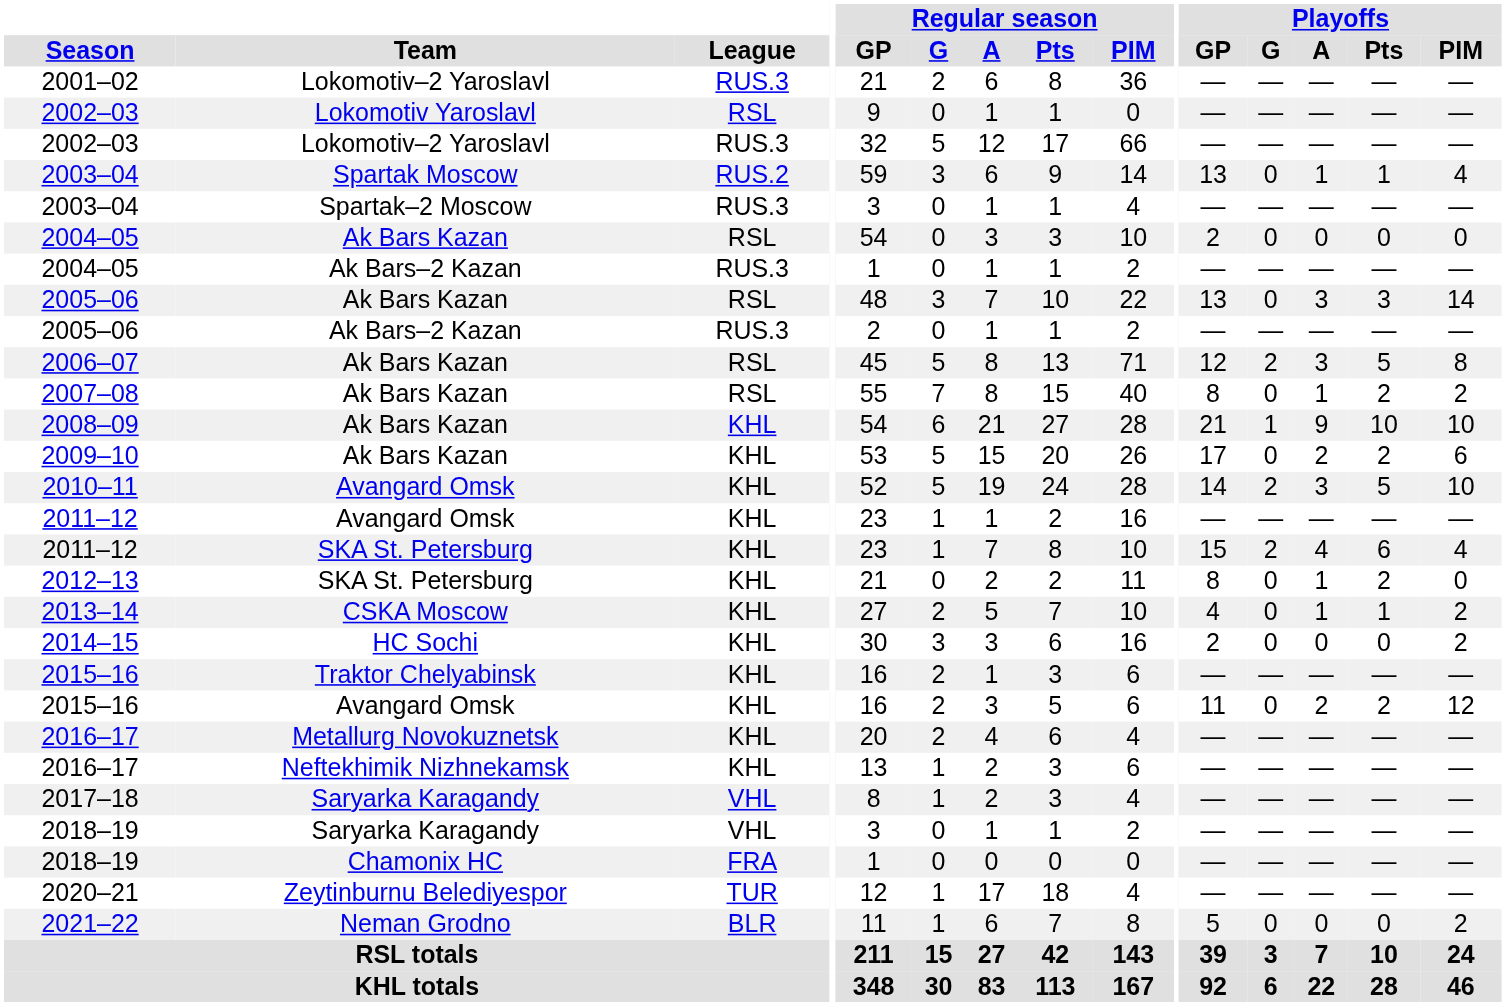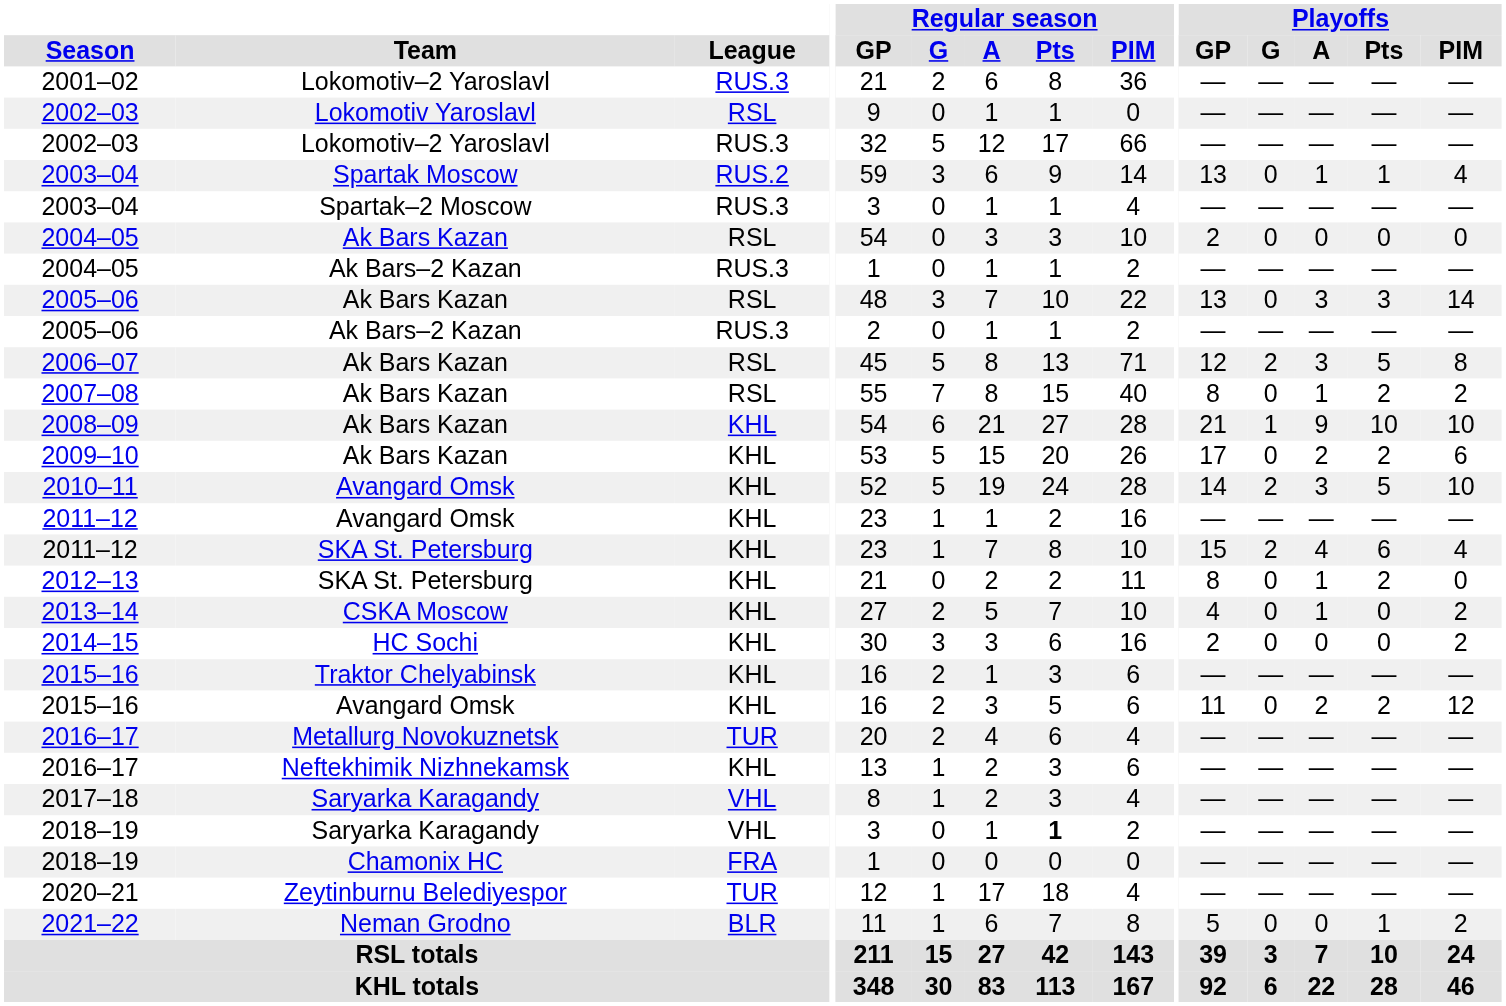(1384, 612) 1 -> (1384, 612) 0
(752, 736) KHL -> (752, 736) TUR
(1055, 830) normal -> (1055, 830) bold
(1384, 924) 0 -> (1384, 924) 1
